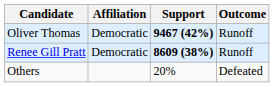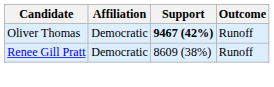(183, 52) bold -> (182, 52) normal
- row: (23, 71)
